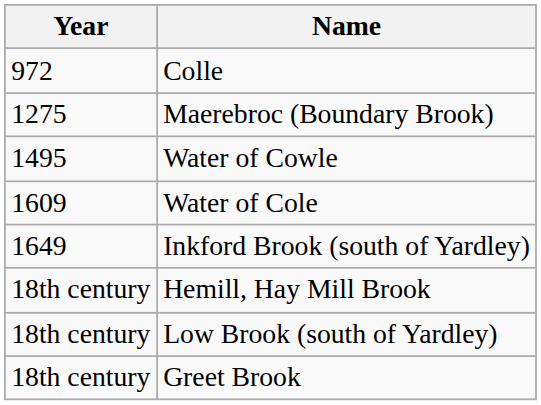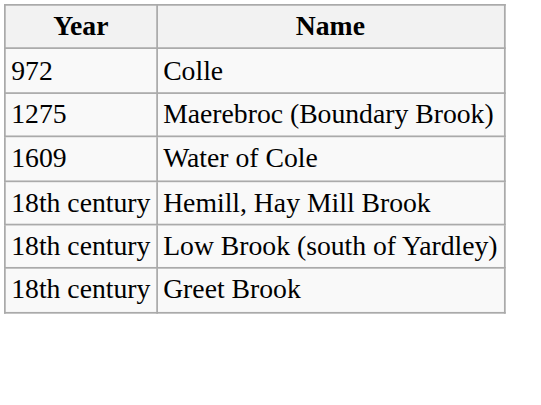- row: (250, 158)
- row: (346, 245)
